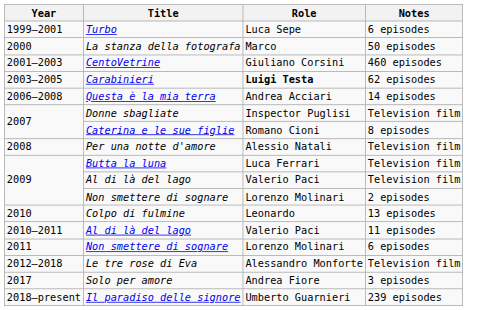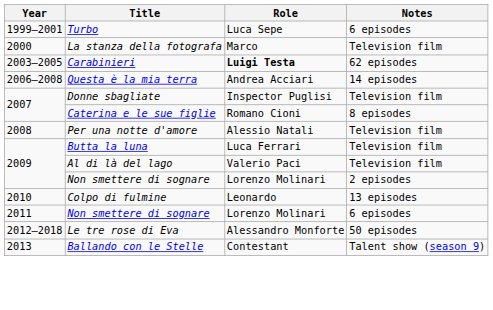(402, 46) 50 episodes -> (396, 46) Television film
- row: (35, 63)
- row: (35, 230)
(414, 264) Television film -> (383, 230) 50 episodes
+ row: (19, 247)
- row: (19, 281)
- row: (44, 297)
